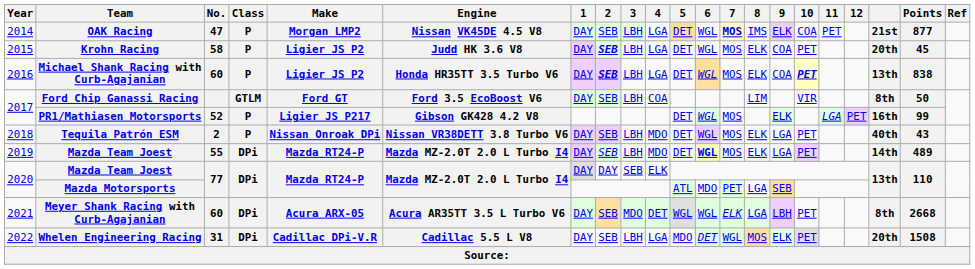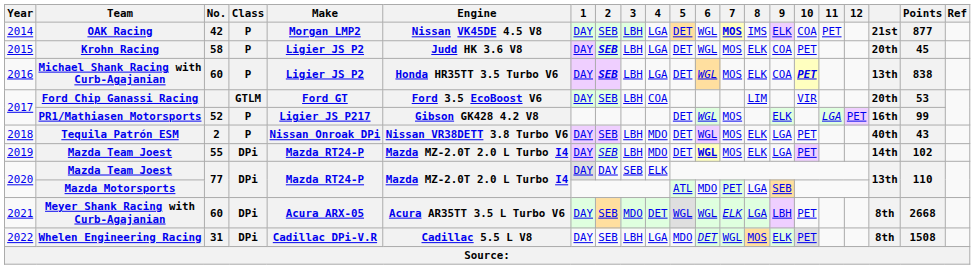(217, 32) 47 -> (217, 32) 42
(885, 98) 8th -> (885, 98) 20th
(923, 98) 50 -> (923, 98) 53
(923, 153) 489 -> (923, 153) 102
(885, 237) 20th -> (885, 237) 8th
